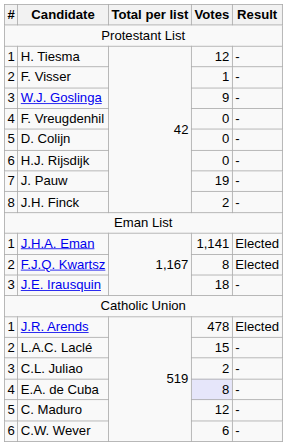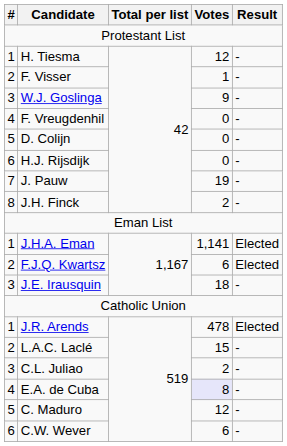(226, 264) 8 -> (226, 264) 6
